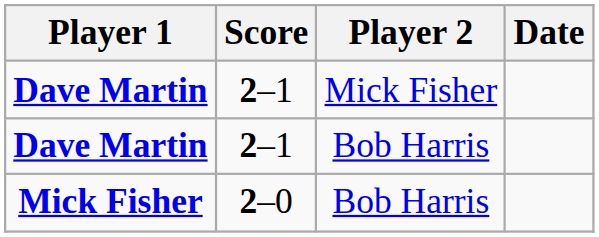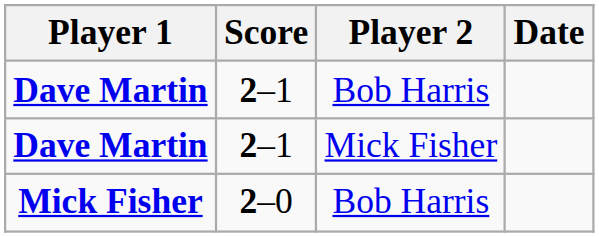rows swapped: (110, 88) <-> (110, 145)
